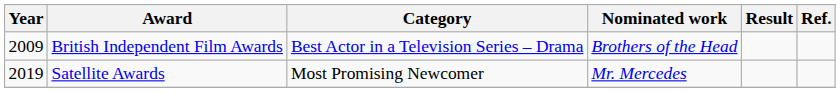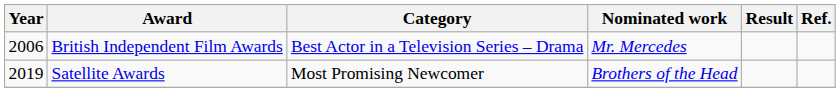(26, 45) 2009 -> (26, 45) 2006
(664, 45) Brothers of the Head -> (639, 45) Mr. Mercedes
(639, 73) Mr. Mercedes -> (664, 73) Brothers of the Head
